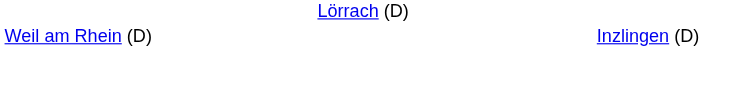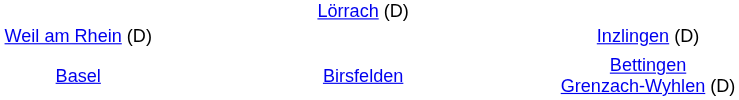+ row: (78, 75)
